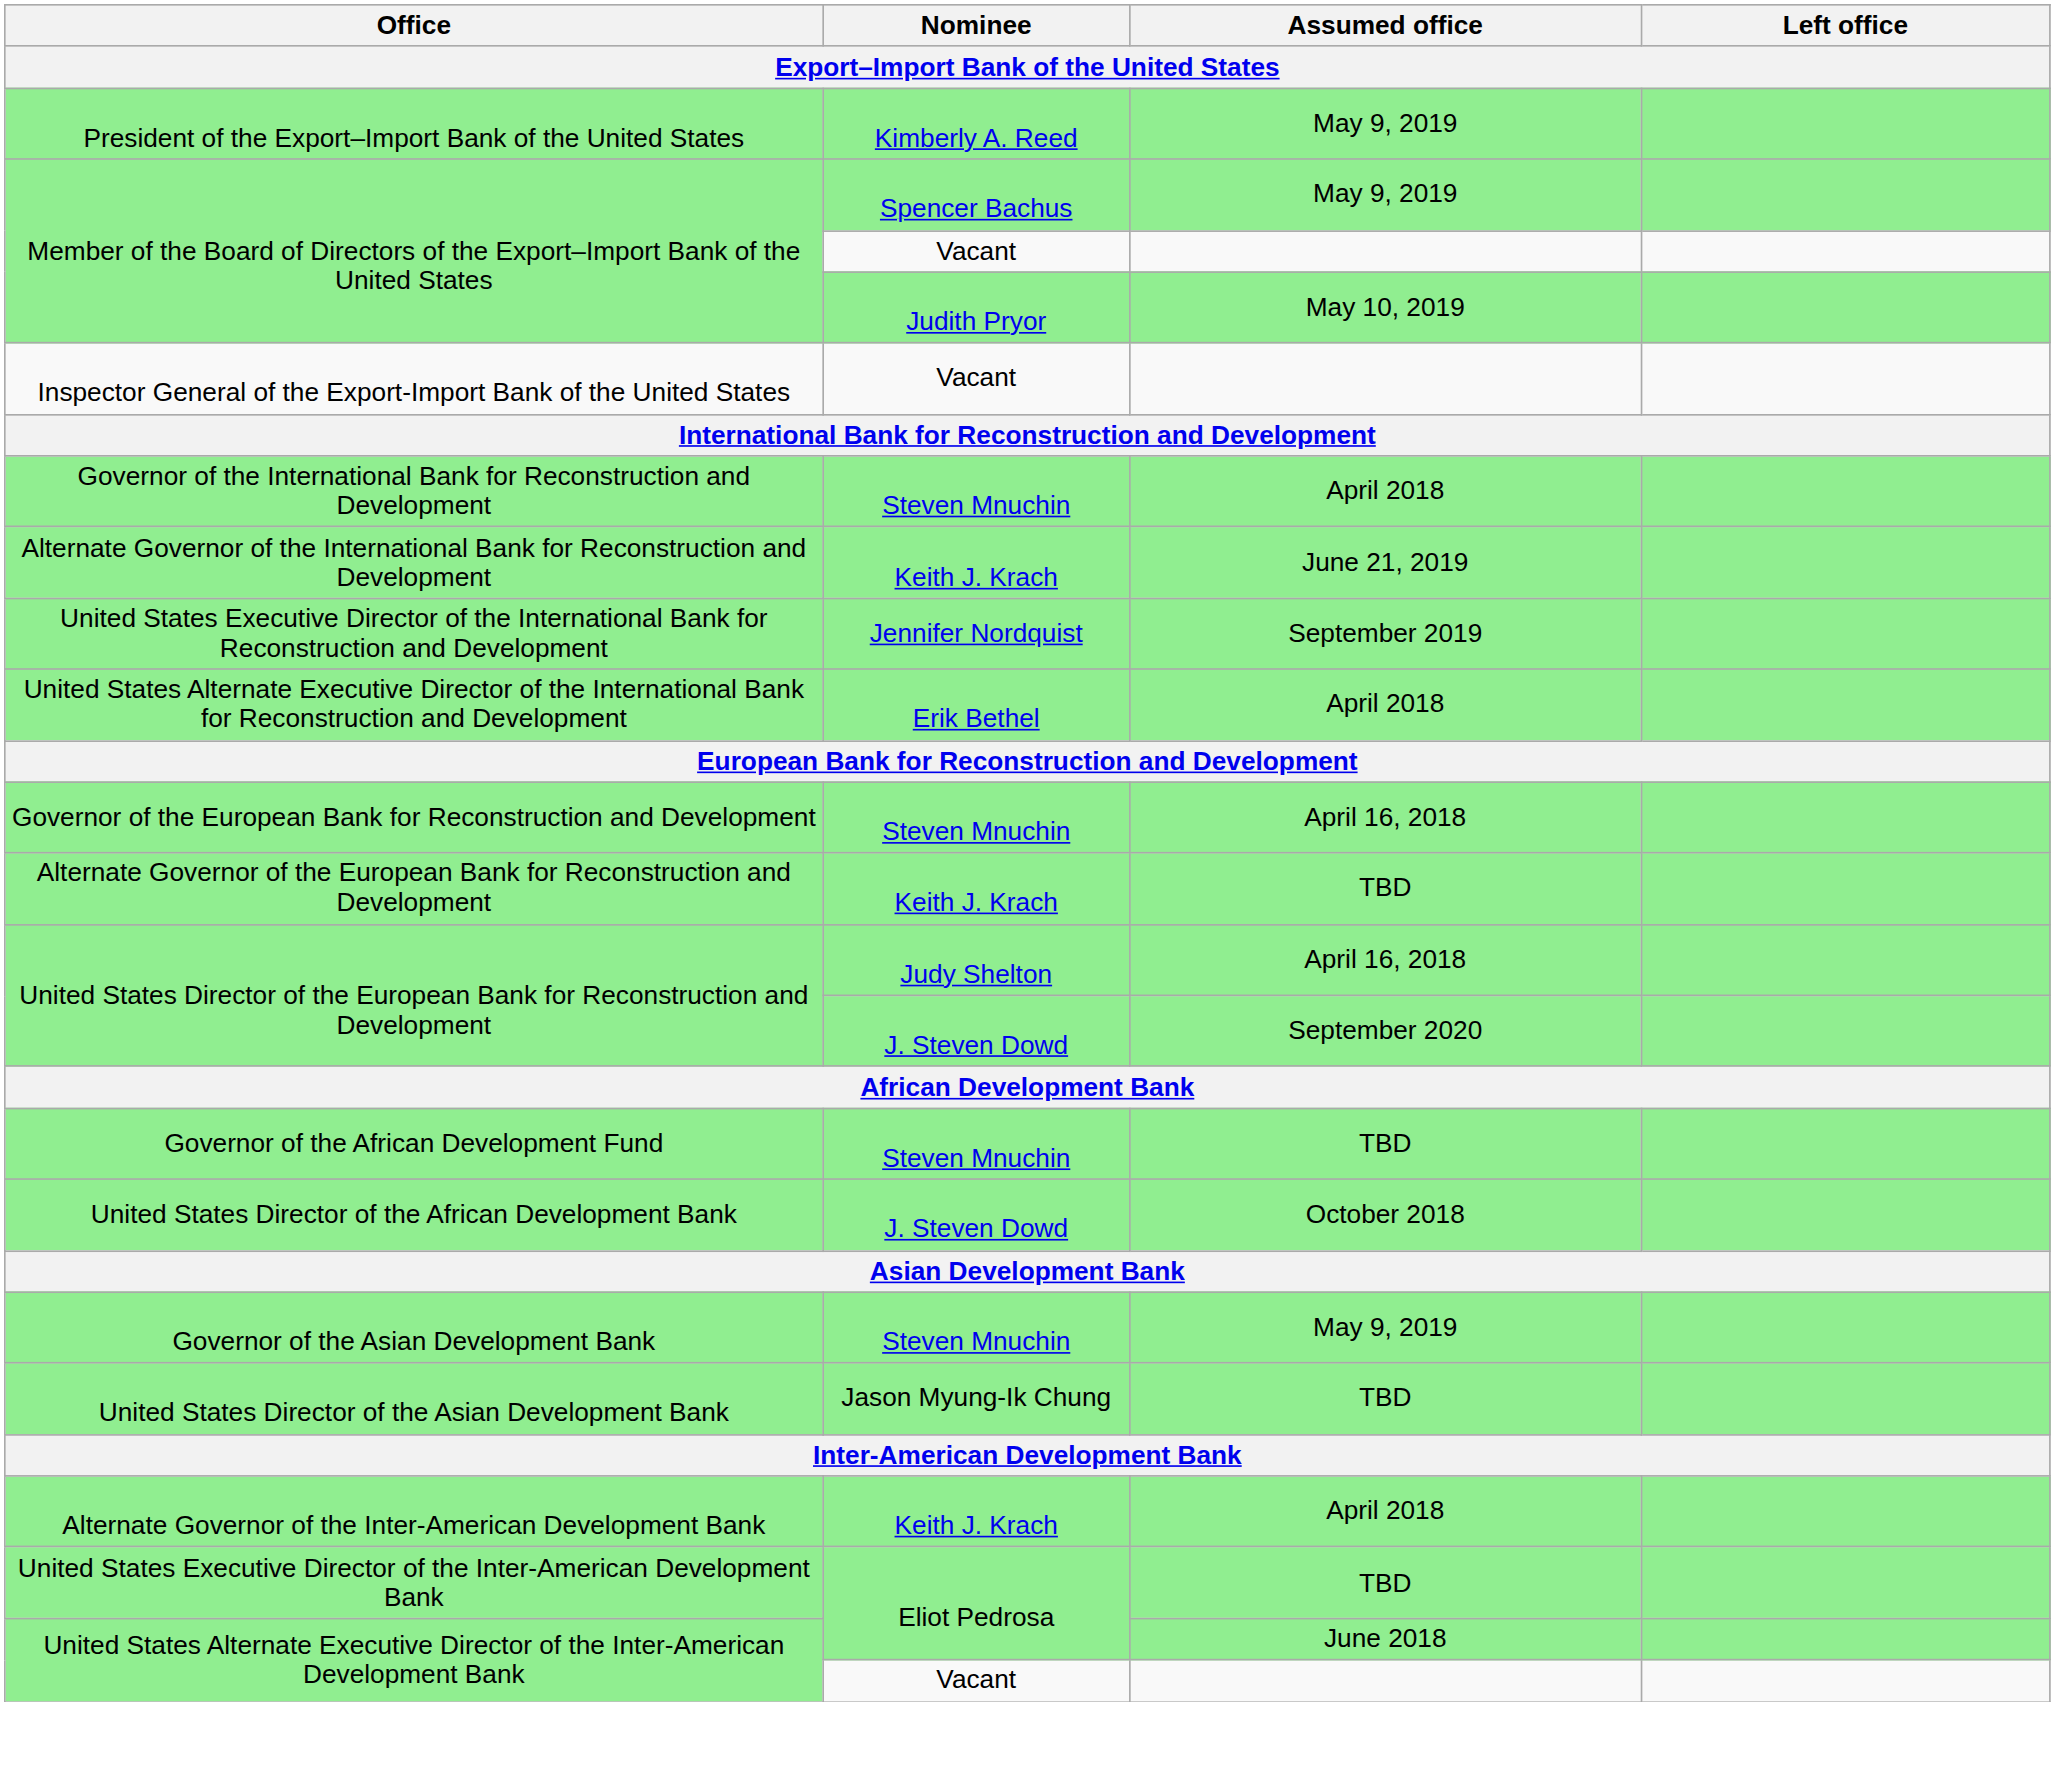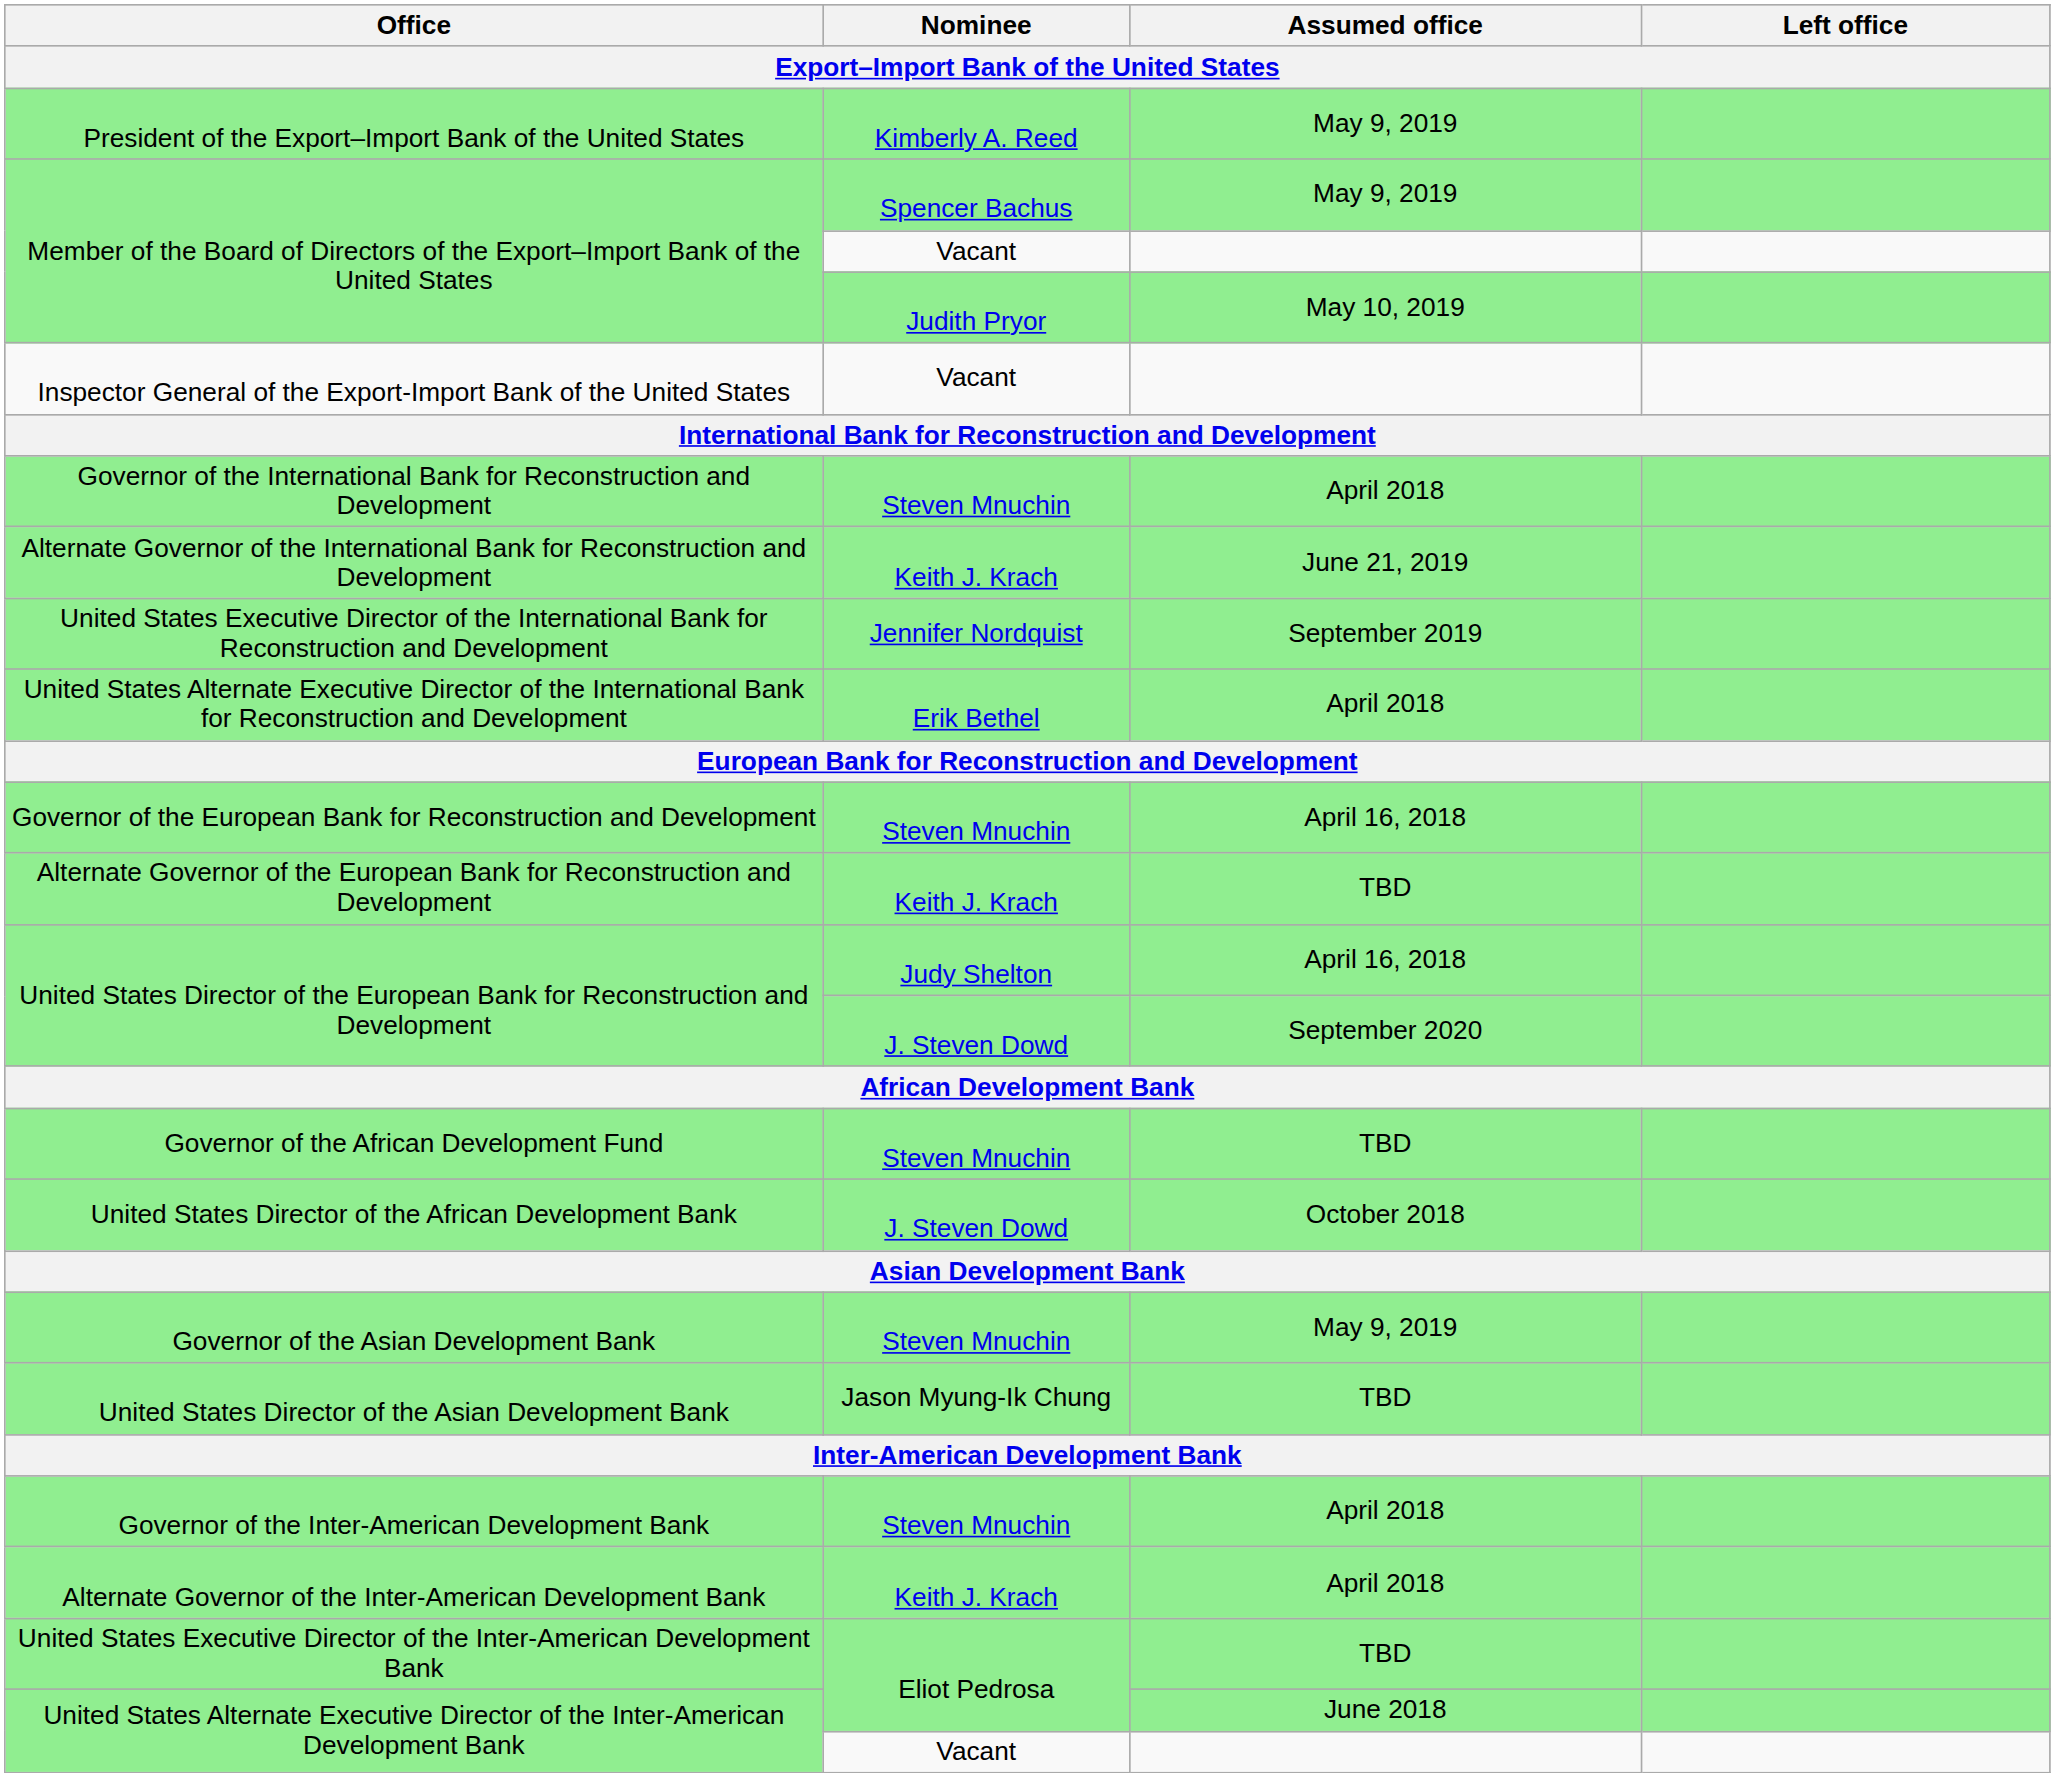+ row: (414, 1525)
